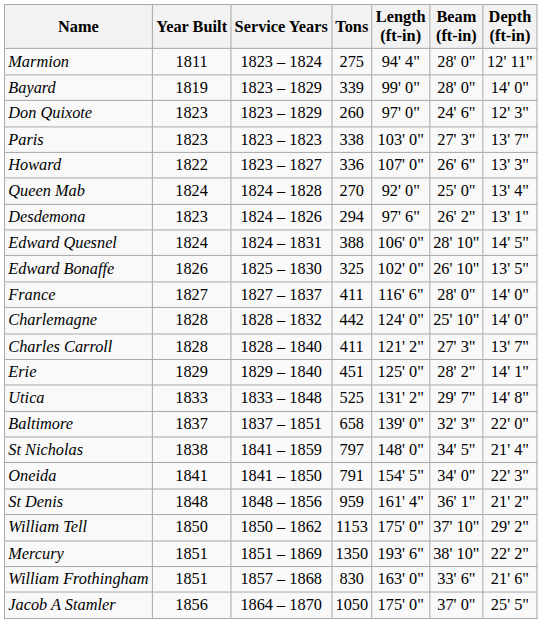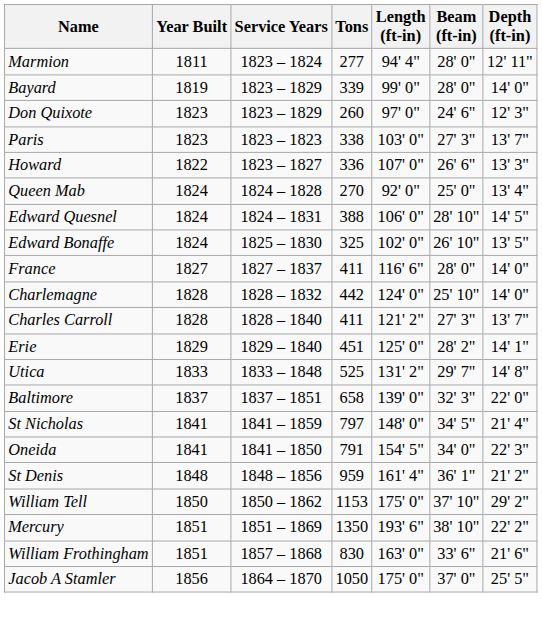(352, 61) 275 -> (352, 61) 277
- row: (47, 216)
(192, 268) 1826 -> (192, 242) 1824
(192, 449) 1838 -> (192, 424) 1841
